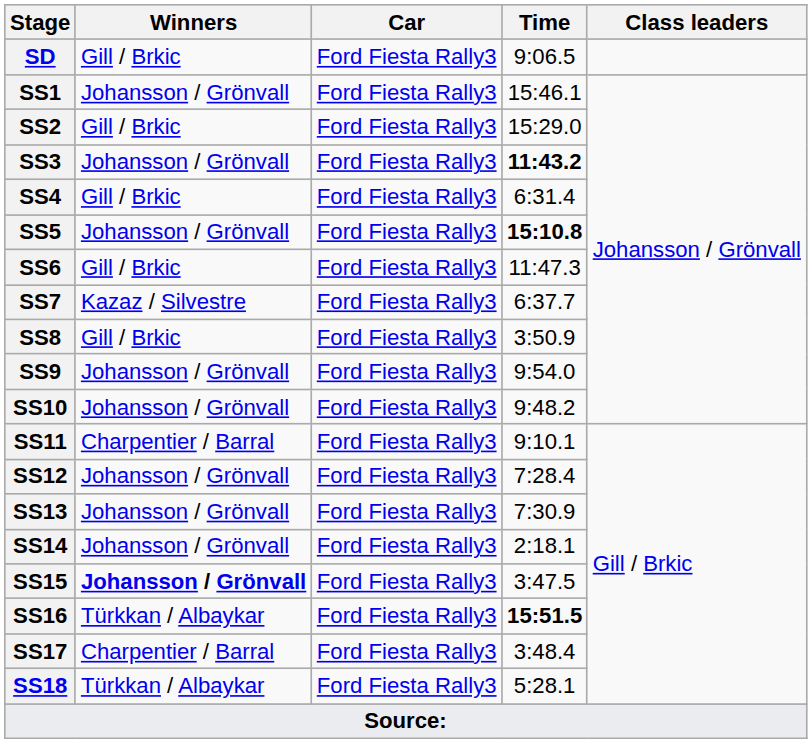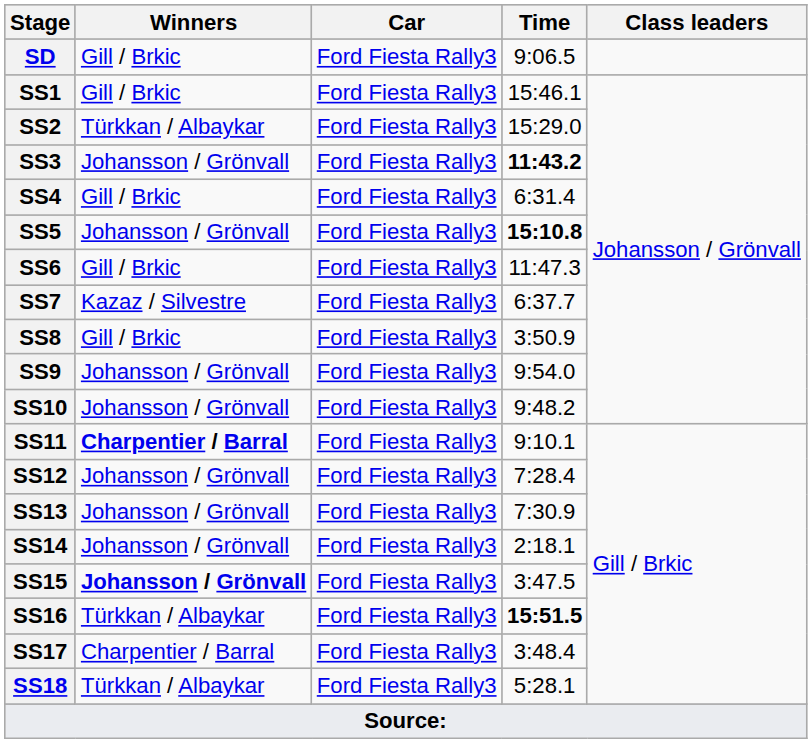(185, 92) Johansson / Grönvall -> (131, 92) Gill / Brkic
(131, 127) Gill / Brkic -> (173, 127) Türkkan / Albaykar
(178, 441) normal -> (184, 441) bold
